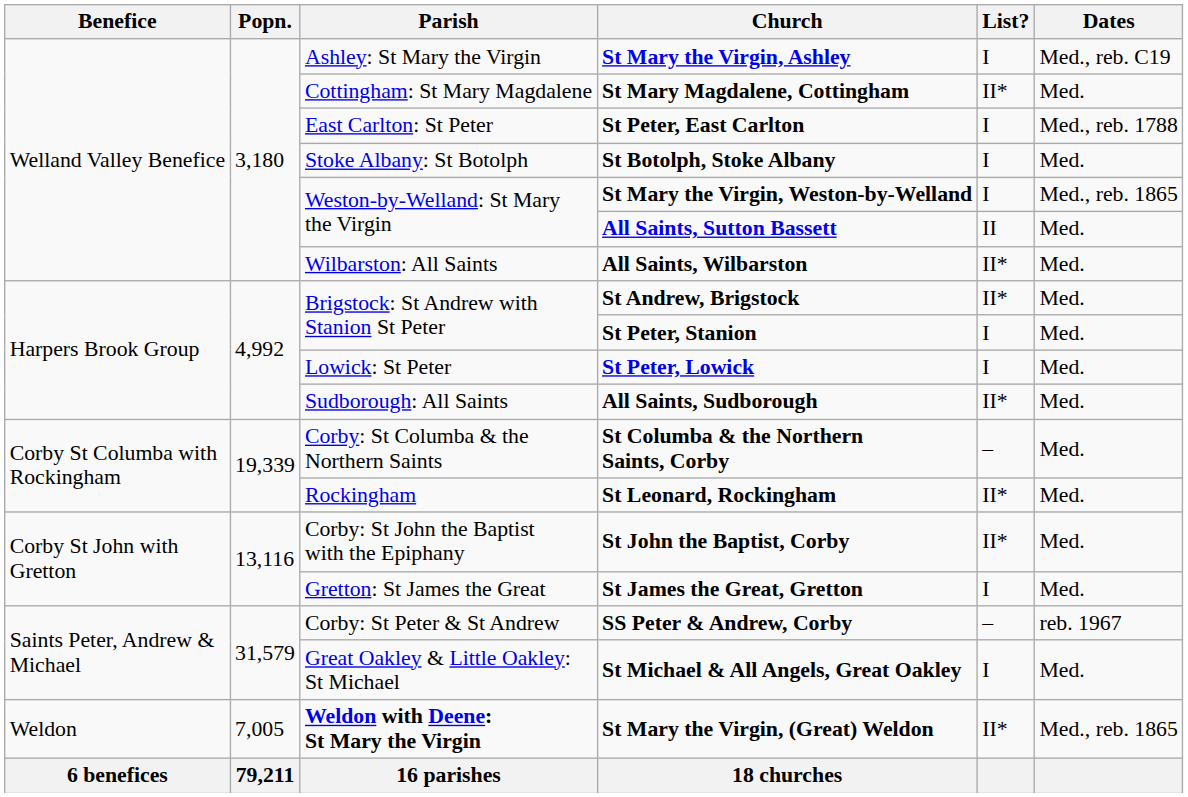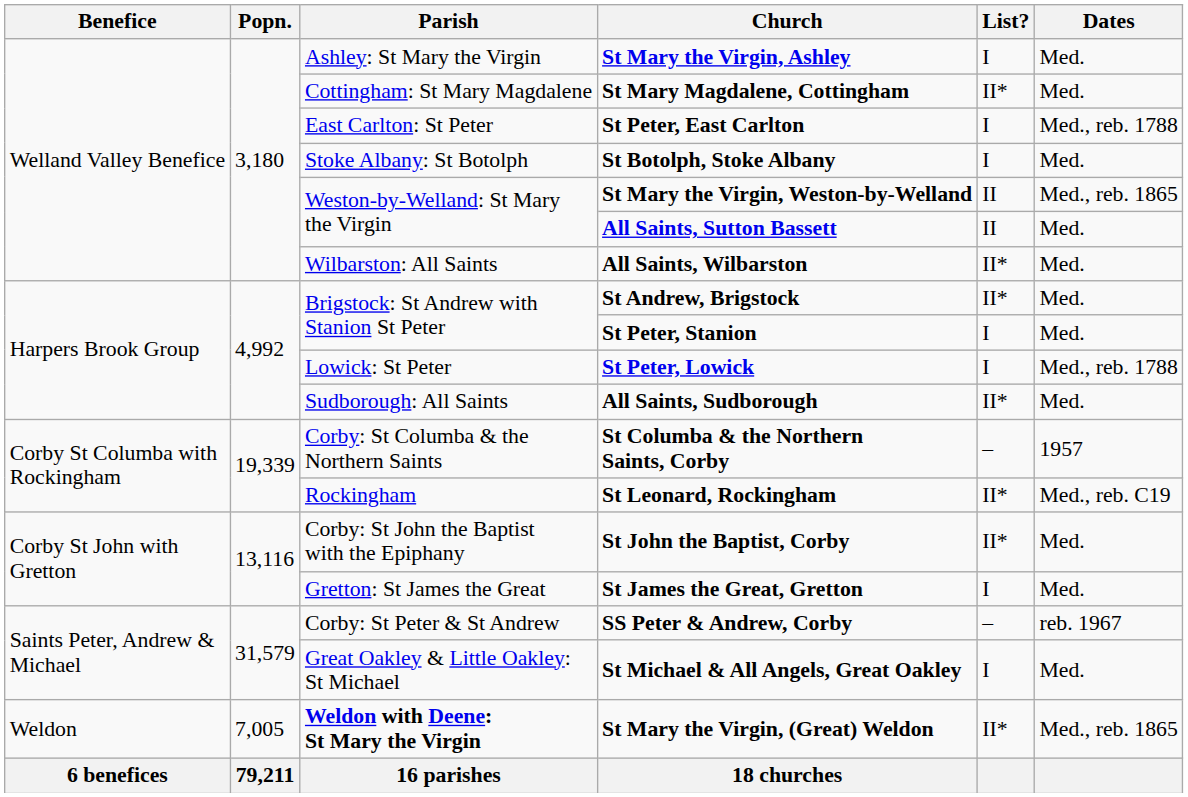(1105, 56) Med., reb. C19 -> (1062, 56) Med.
(986, 194) I -> (990, 194) II
(1062, 366) Med. -> (1109, 366) Med., reb. 1788
(1062, 448) Med. -> (1061, 448) 1957
(1062, 494) Med. -> (1105, 494) Med., reb. C19
